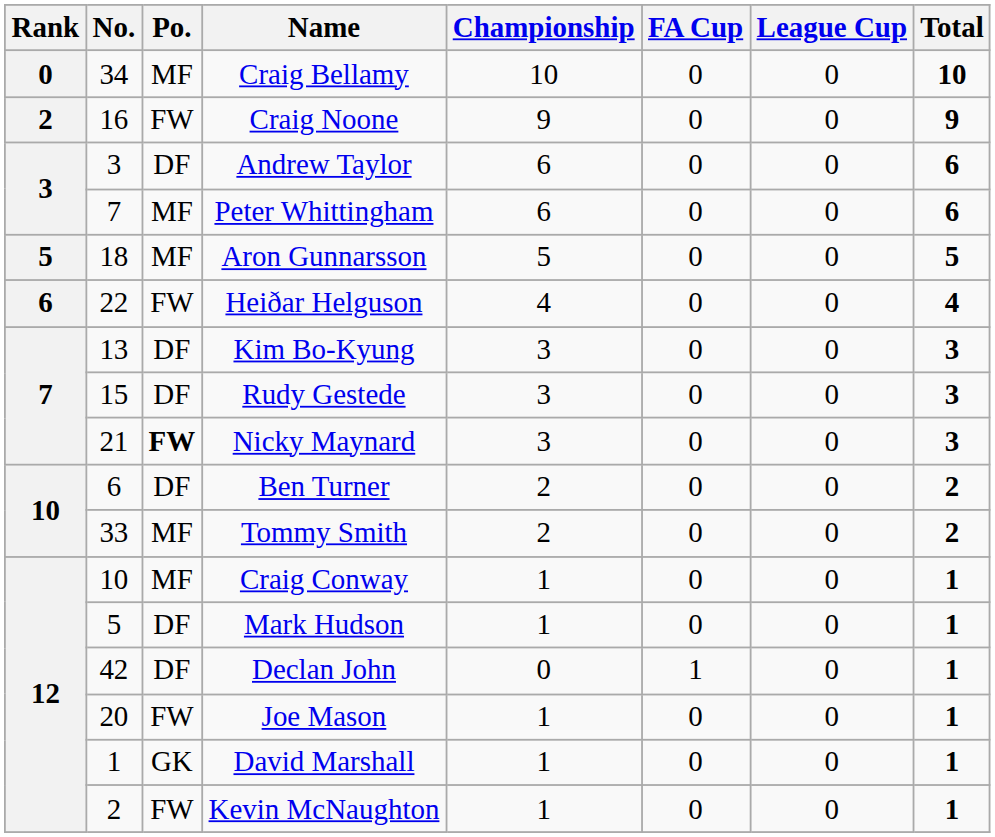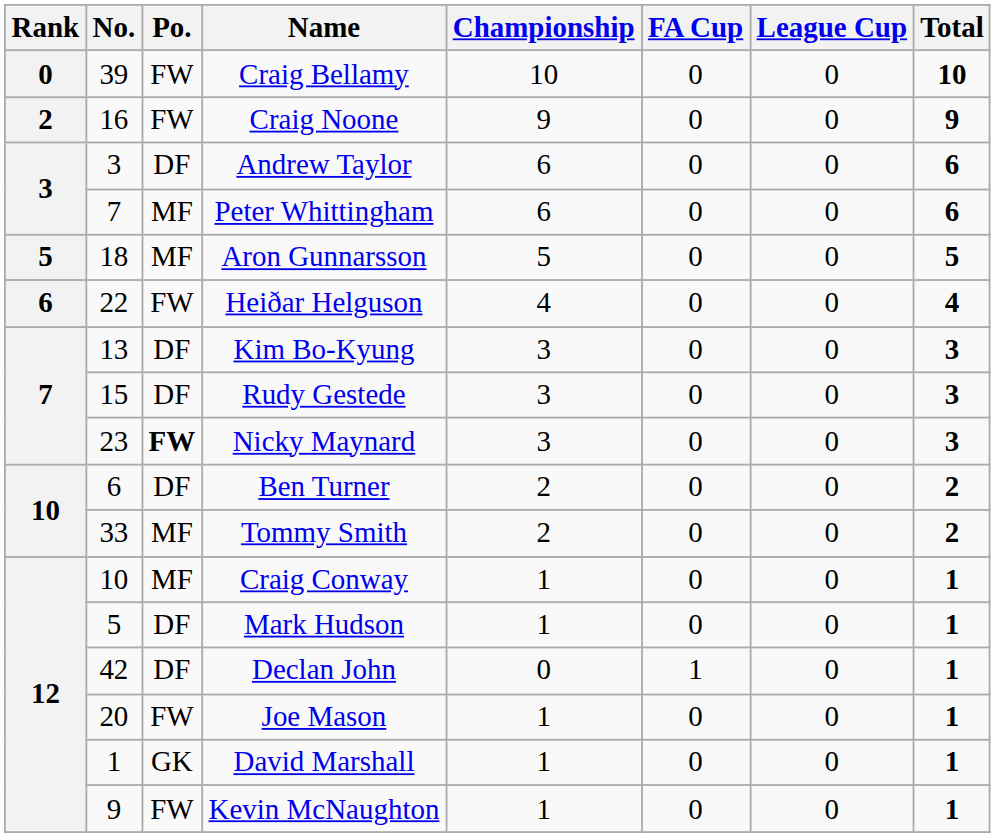(114, 73) 34 -> (114, 73) 39
(172, 73) MF -> (172, 73) FW
(114, 440) 21 -> (114, 440) 23
(114, 808) 2 -> (114, 808) 9
